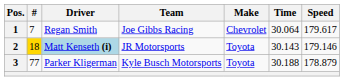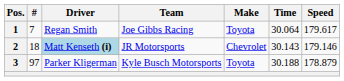(246, 29) Chevrolet -> (240, 29) Toyota
(34, 46) gold background -> (34, 46) no background
(240, 46) Toyota -> (246, 46) Chevrolet
(34, 63) 77 -> (34, 63) 97
